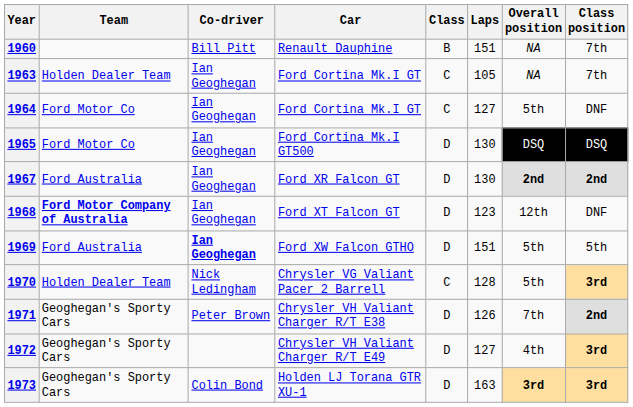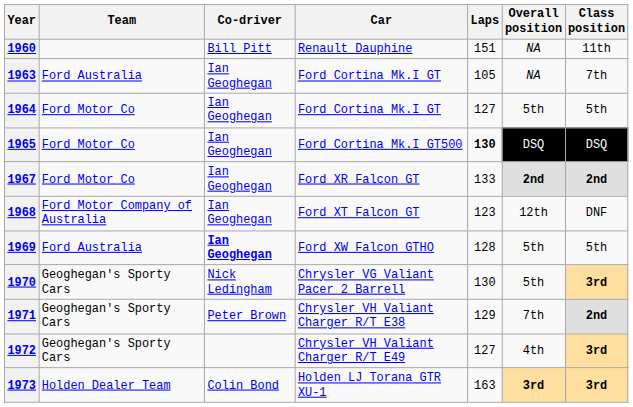- column: (447, 21)
(597, 49) 7th -> (597, 49) 11th
(106, 76) Holden Dealer Team -> (92, 76) Ford Australia
(597, 110) DNF -> (597, 110) 5th
(485, 144) normal -> (485, 144) bold
(92, 179) Ford Australia -> (88, 179) Ford Motor Co
(485, 179) 130 -> (485, 179) 133
(106, 213) bold -> (117, 213) normal
(485, 247) 151 -> (485, 247) 128
(106, 282) Holden Dealer Team -> (106, 282) Geoghegan's Sporty Cars
(485, 282) 128 -> (485, 282) 130
(485, 316) 126 -> (485, 316) 129
(106, 385) Geoghegan's Sporty Cars -> (106, 385) Holden Dealer Team
